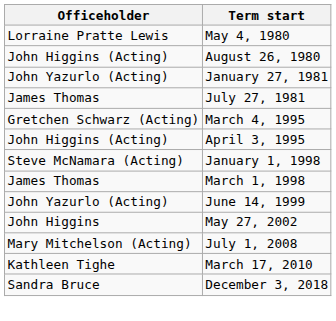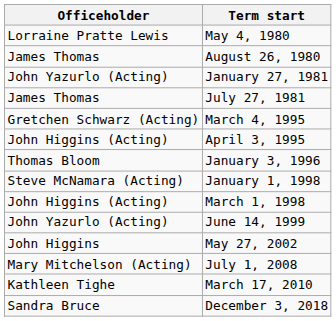(88, 56) John Higgins (Acting) -> (54, 56) James Thomas
+ row: (263, 160)
(54, 181) James Thomas -> (88, 202) John Higgins (Acting)
